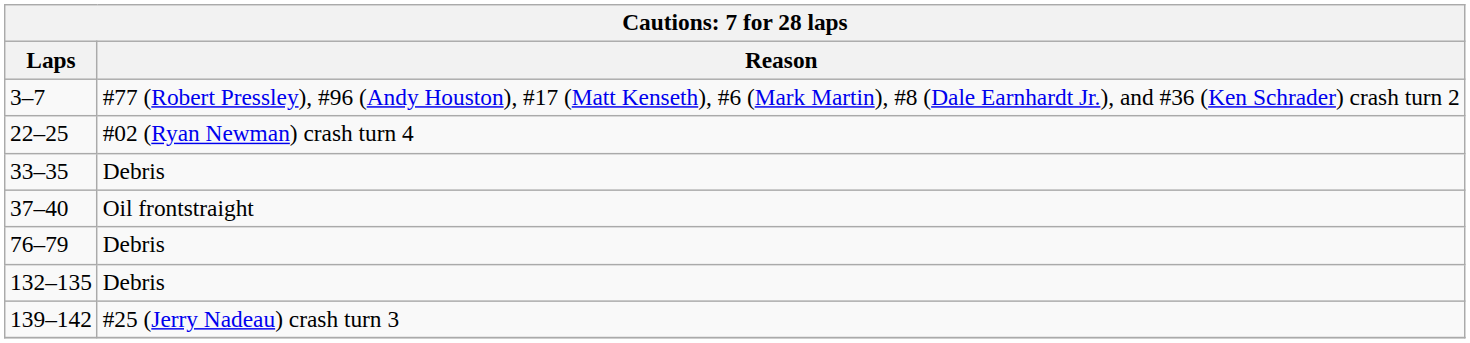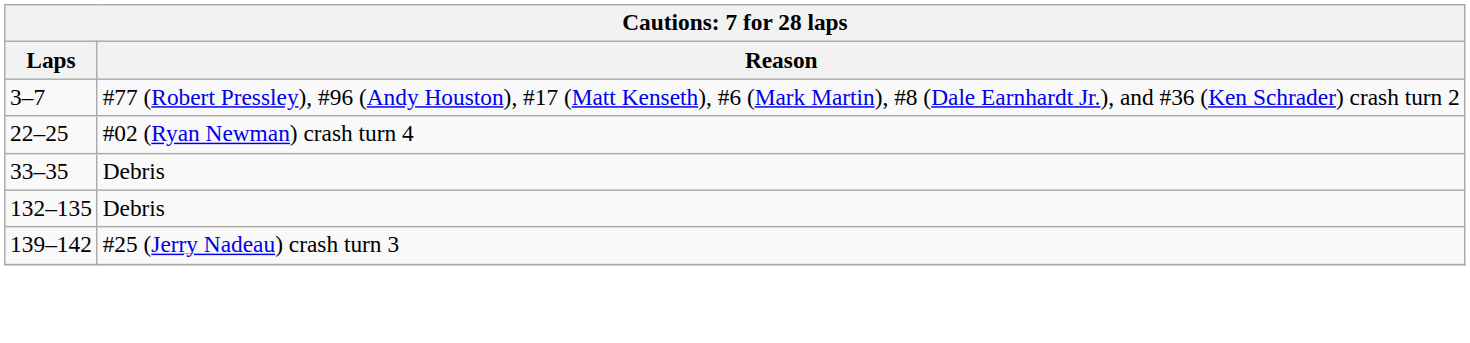- row: (39, 208)
- row: (39, 245)
